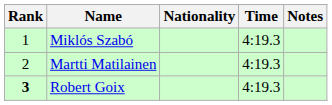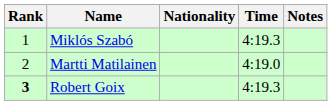(261, 64) 4:19.3 -> (261, 64) 4:19.0
